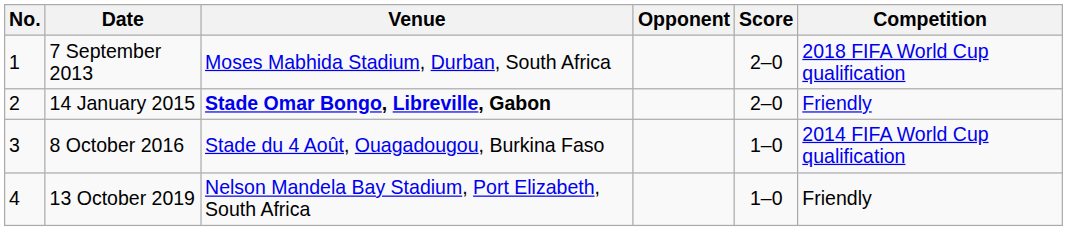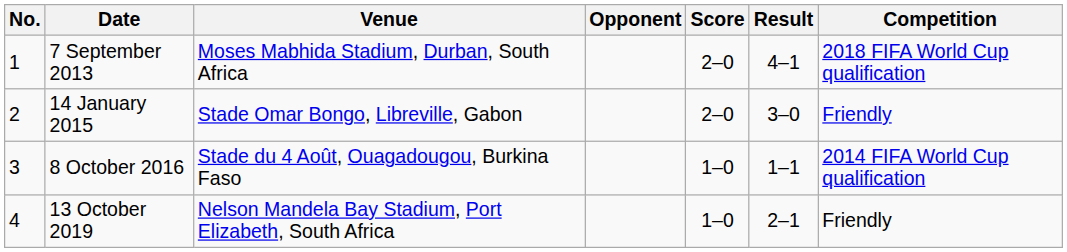+ column: (783, 19)
(378, 103) bold -> (360, 114) normal
